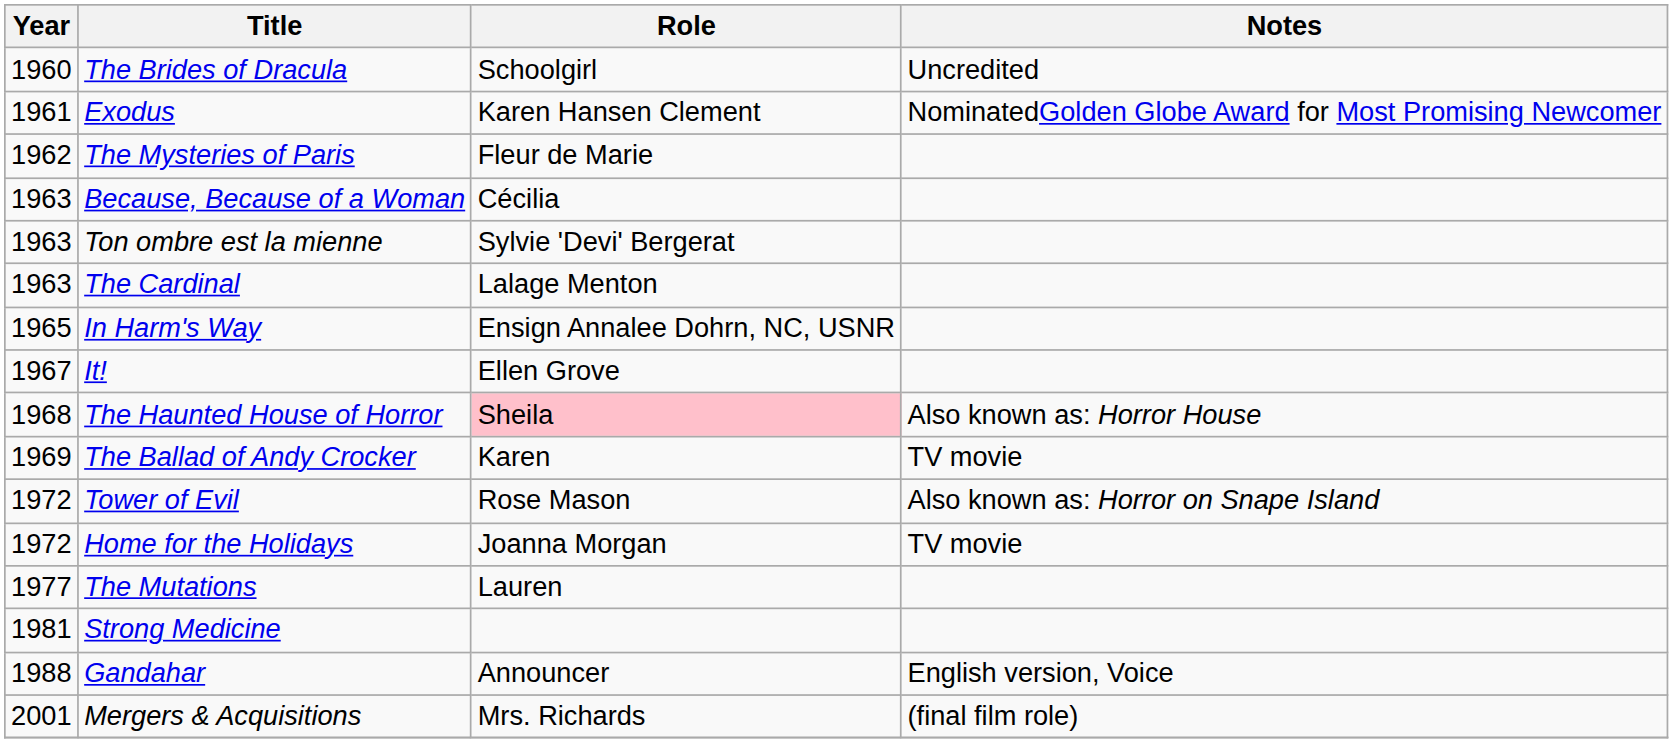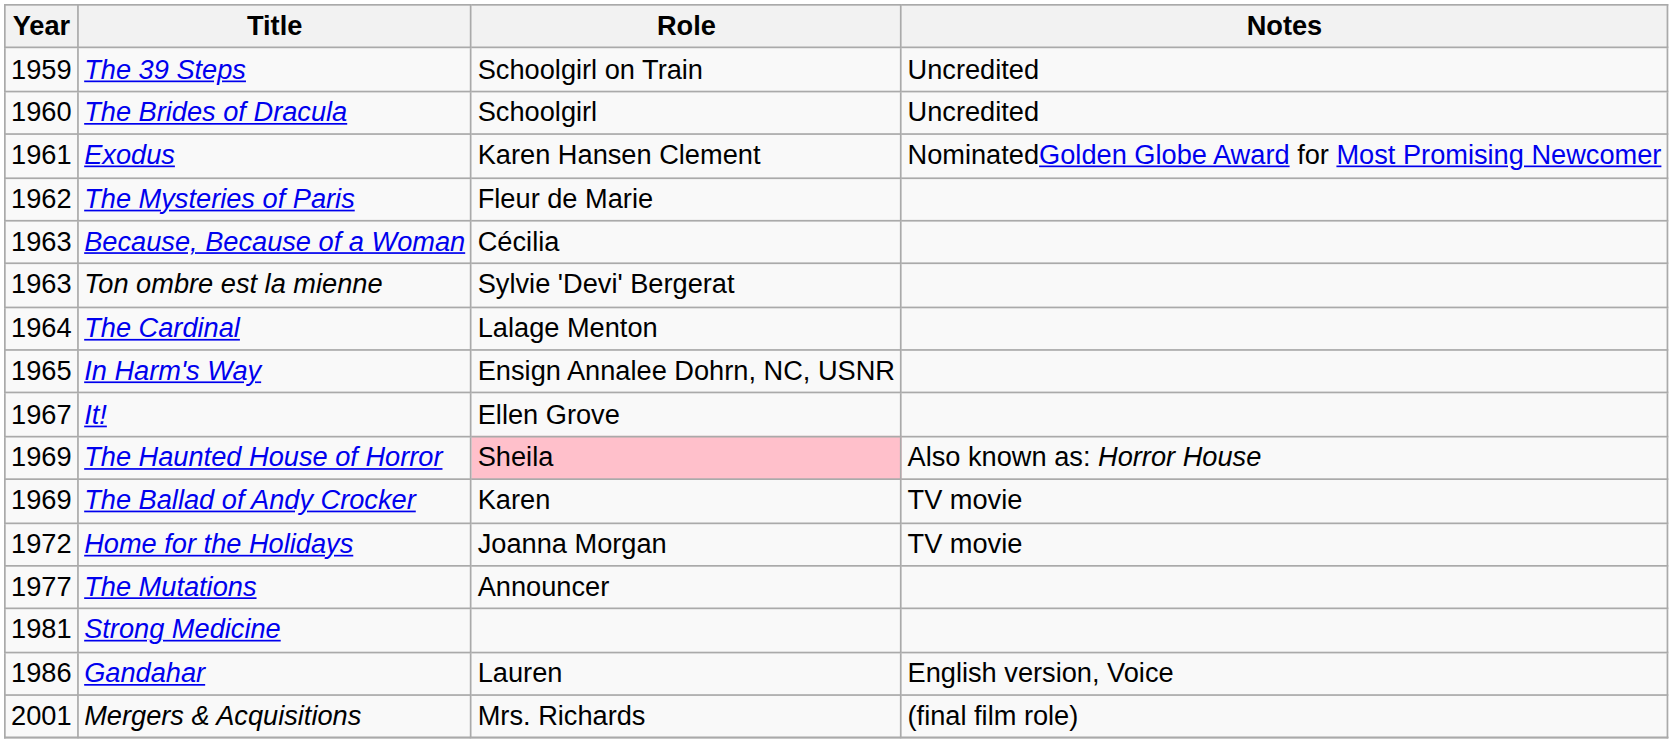+ row: (165, 69)
(41, 284) 1963 -> (41, 328) 1964
(41, 414) 1968 -> (41, 457) 1969
- row: (162, 500)
(520, 586) Lauren -> (543, 586) Announcer
(41, 673) 1988 -> (41, 673) 1986
(543, 673) Announcer -> (520, 673) Lauren
